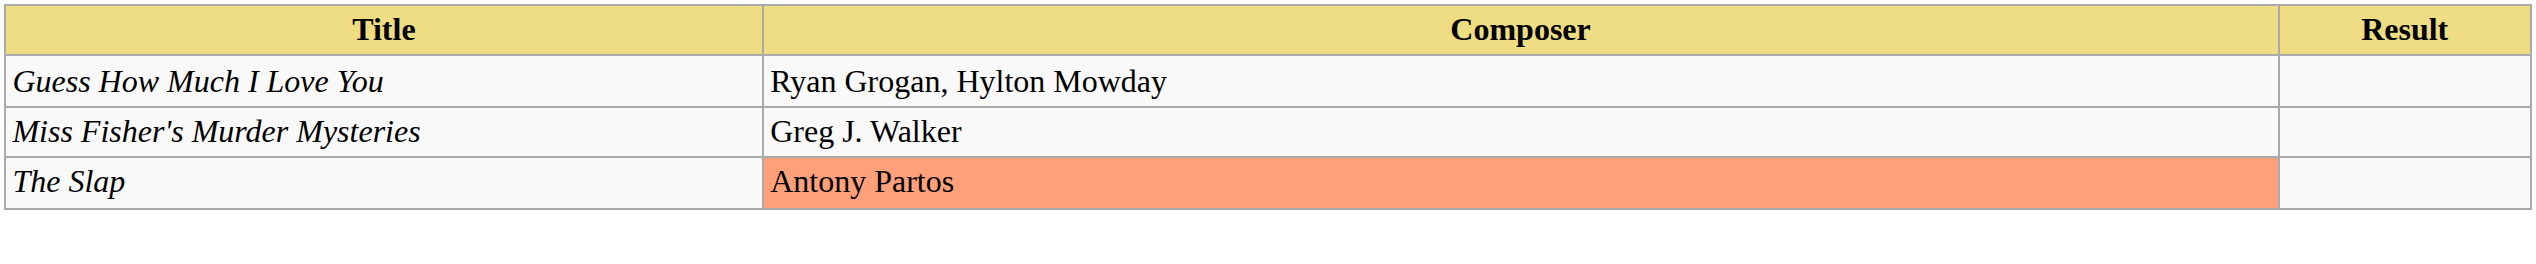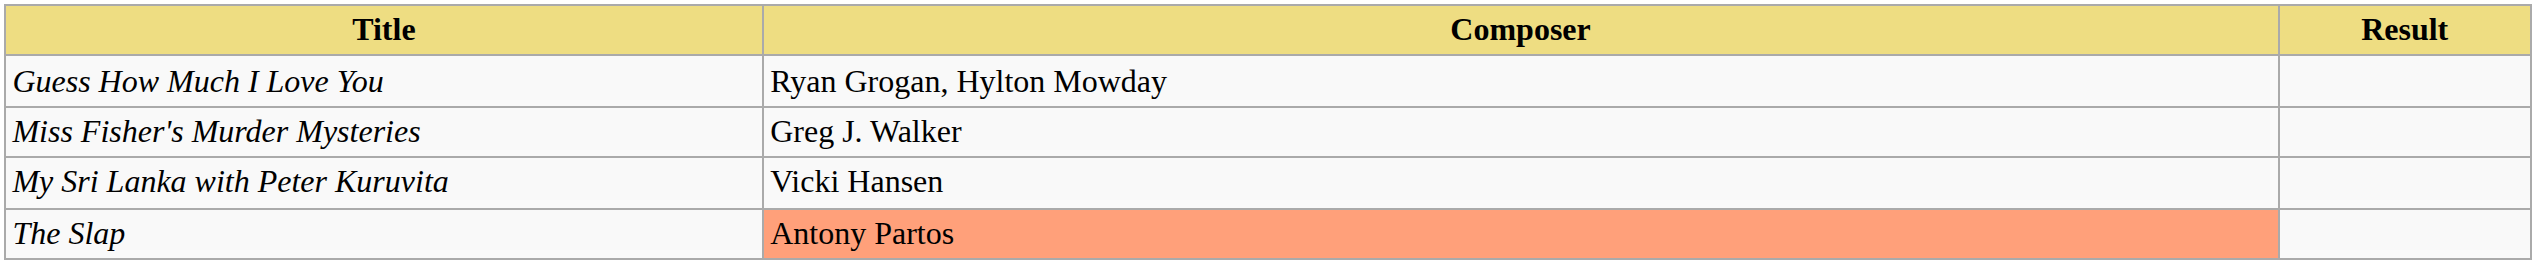+ row: (231, 182)
